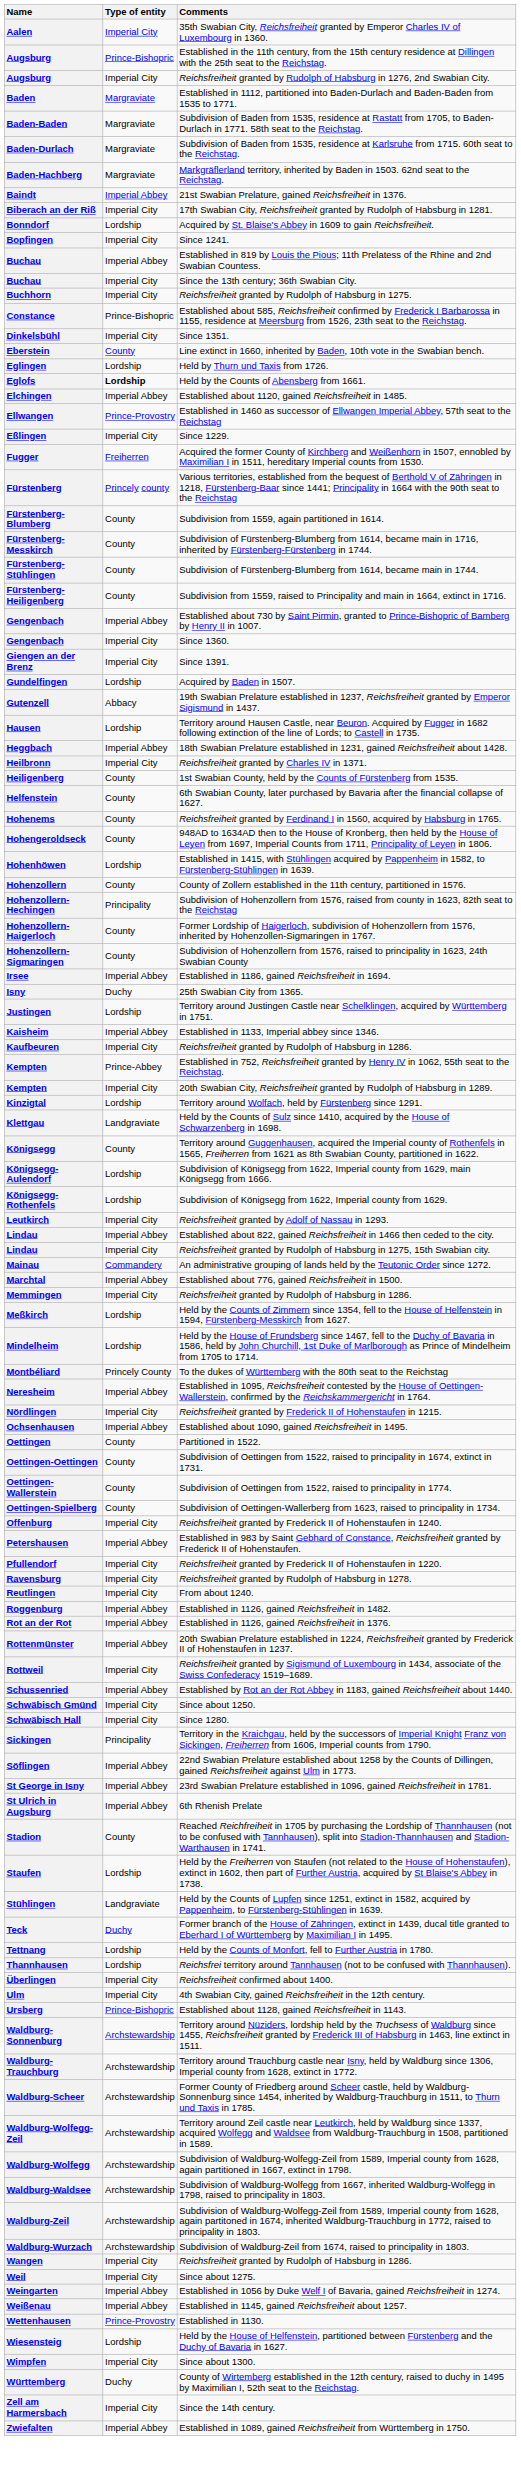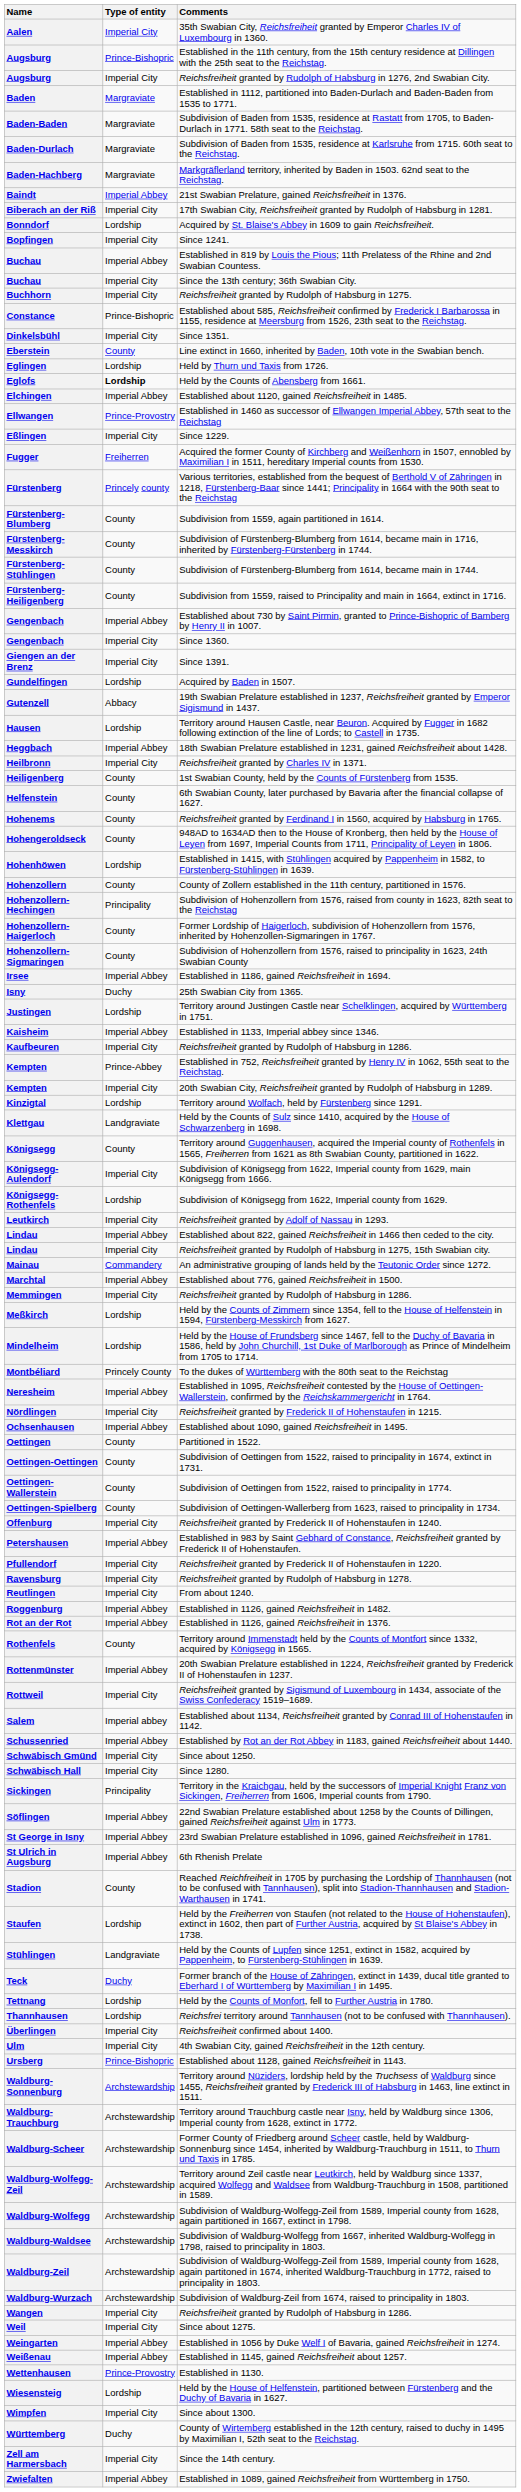(123, 1174) Lordship -> (131, 1174) Imperial City
+ row: (31, 1644)
+ row: (20, 1720)
